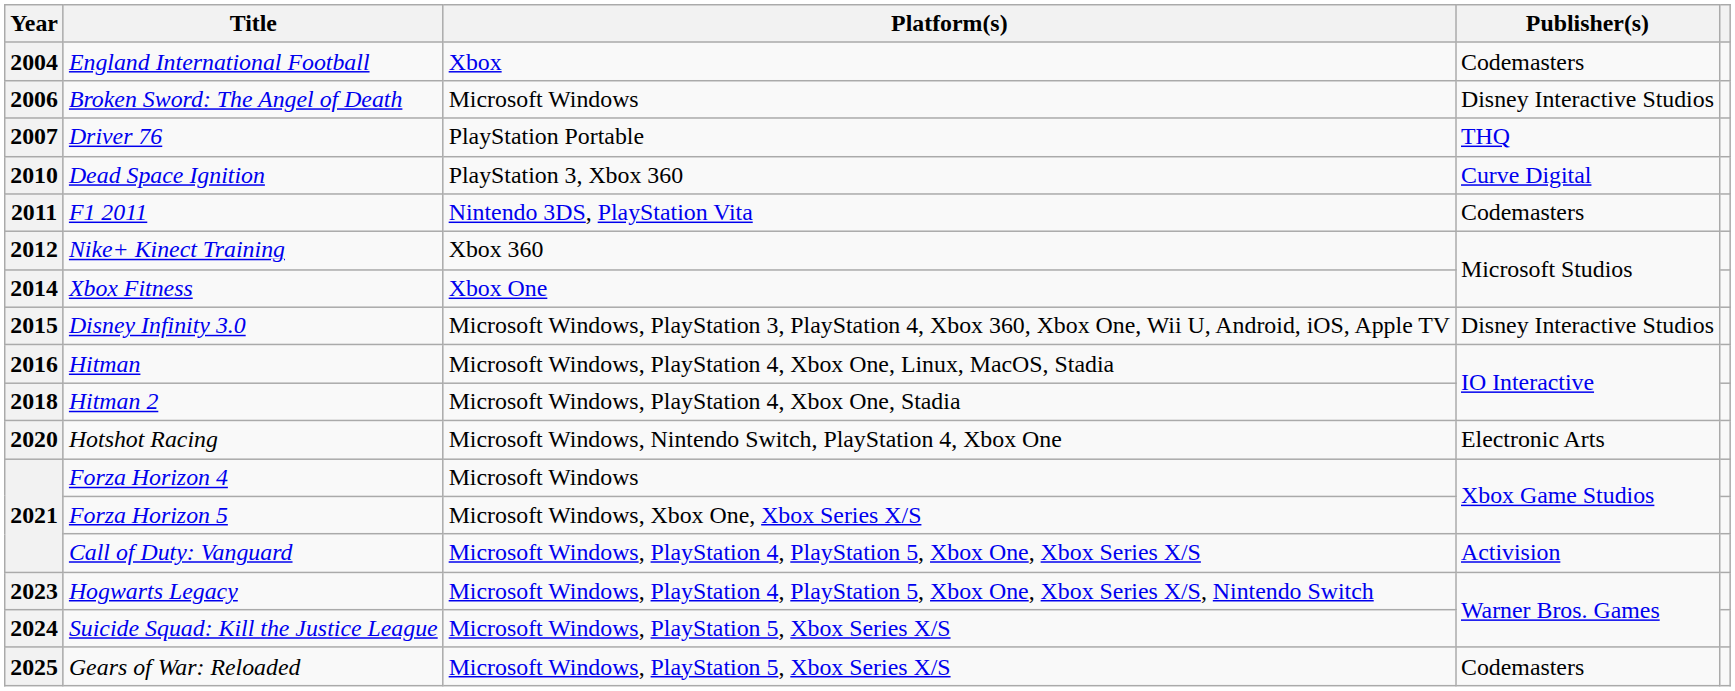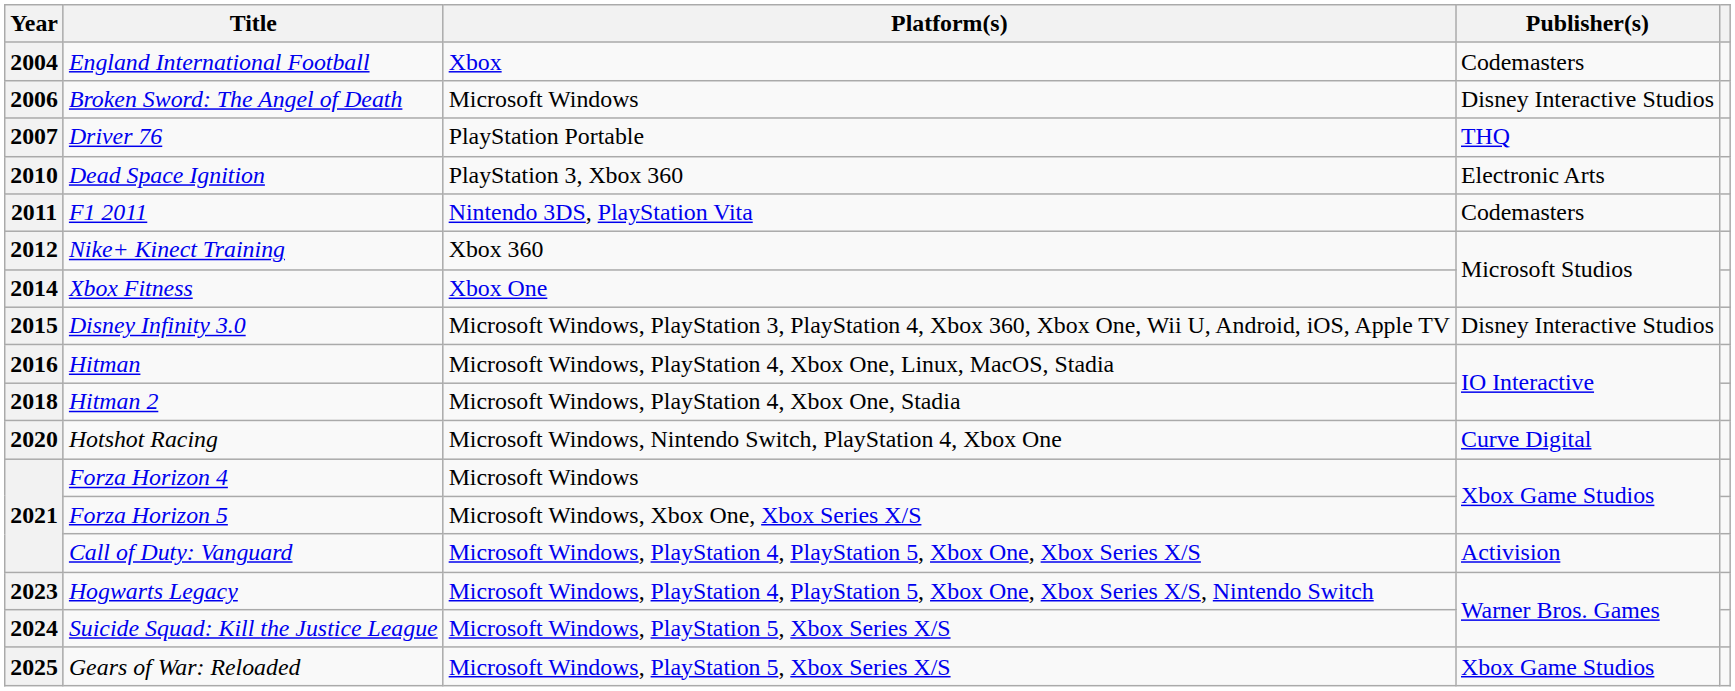(1526, 174) Curve Digital -> (1533, 174) Electronic Arts
(1533, 439) Electronic Arts -> (1526, 439) Curve Digital
(1523, 666) Codemasters -> (1558, 666) Xbox Game Studios
